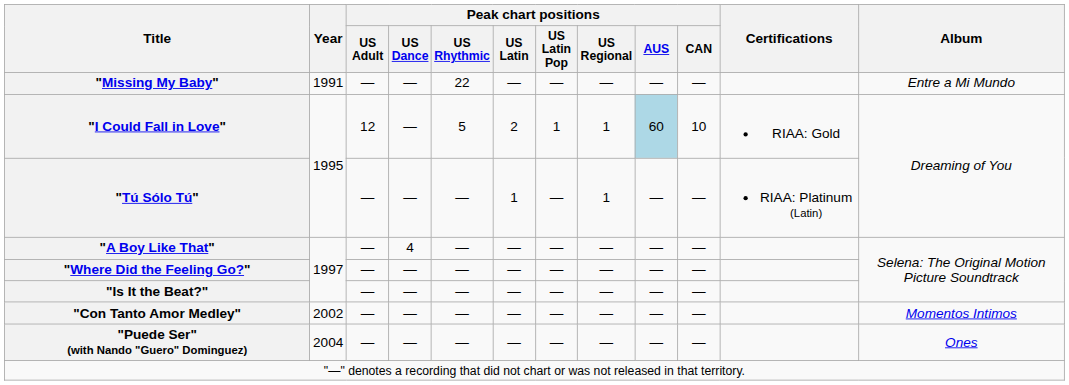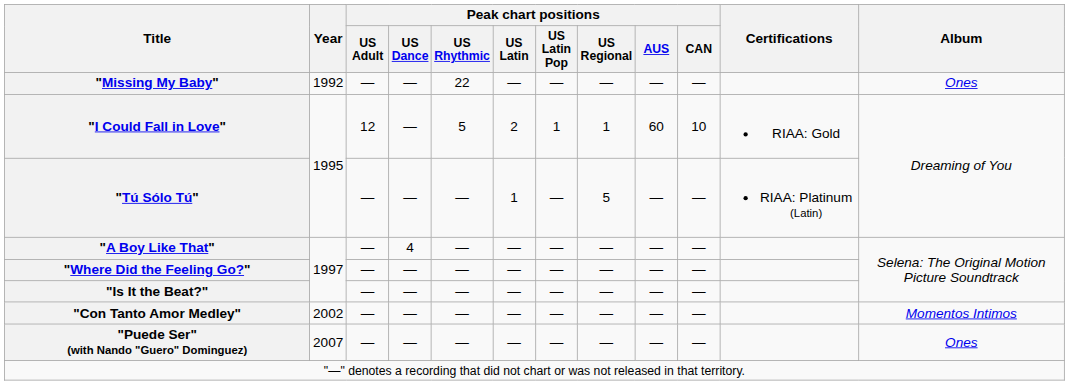(328, 83) 1991 -> (328, 83) 1992
(961, 83) Entre a Mi Mundo -> (961, 83) Ones
(656, 126) lightblue background -> (656, 126) no background
(606, 197) 1 -> (606, 197) 5
(328, 342) 2004 -> (328, 342) 2007
